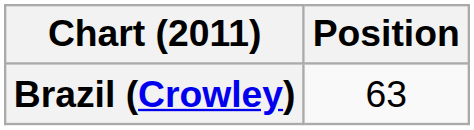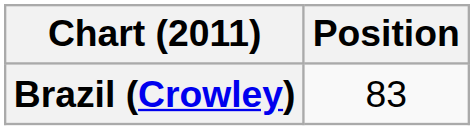(386, 93) 63 -> (386, 93) 83
